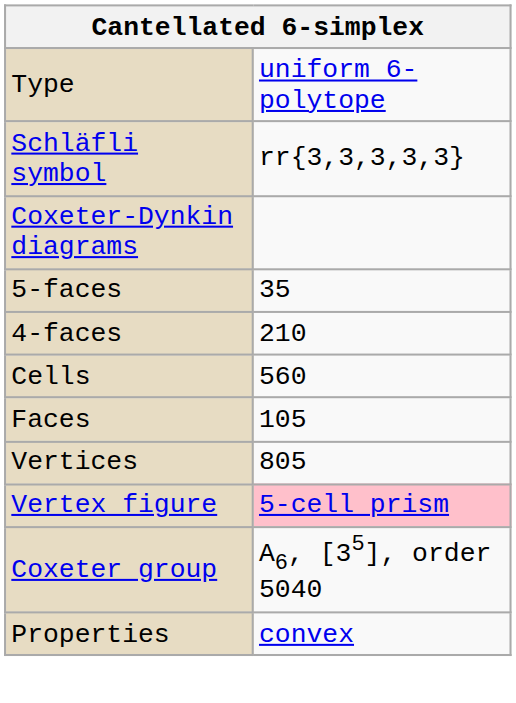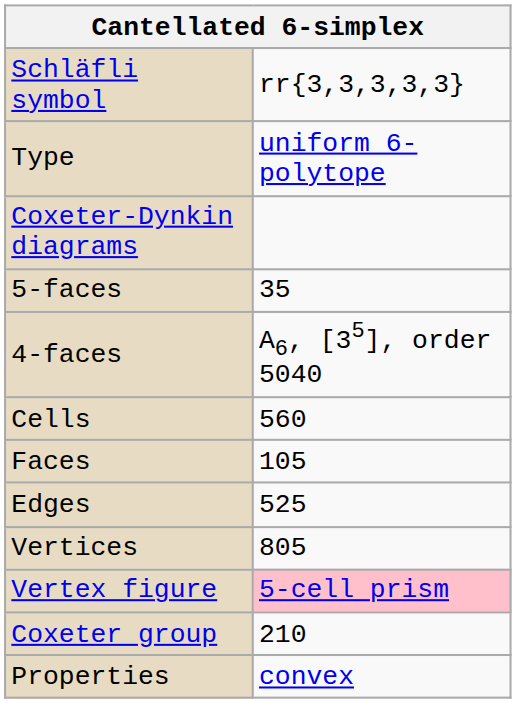rows swapped: (43, 85) <-> (75, 159)
(283, 333) 210 -> (375, 355) A6, [35], order 5040
+ row: (51, 505)
(375, 570) A6, [35], order 5040 -> (283, 634) 210
